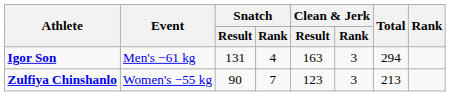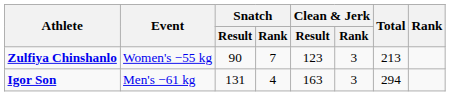rows swapped: (32, 58) <-> (62, 80)
